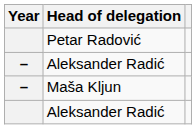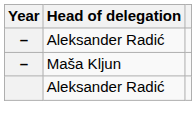- row: (24, 40)
